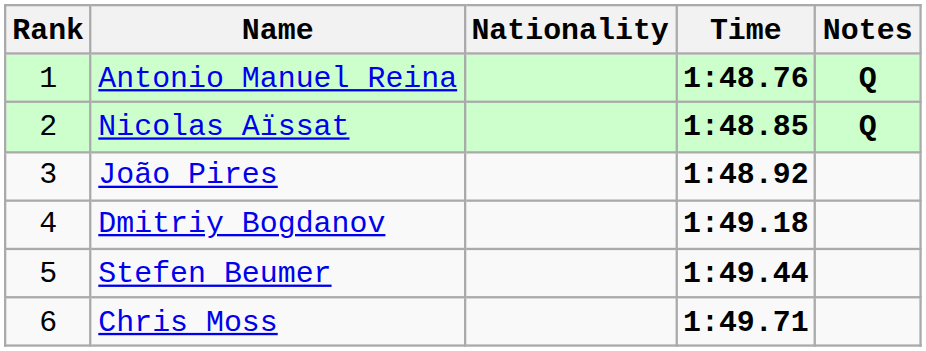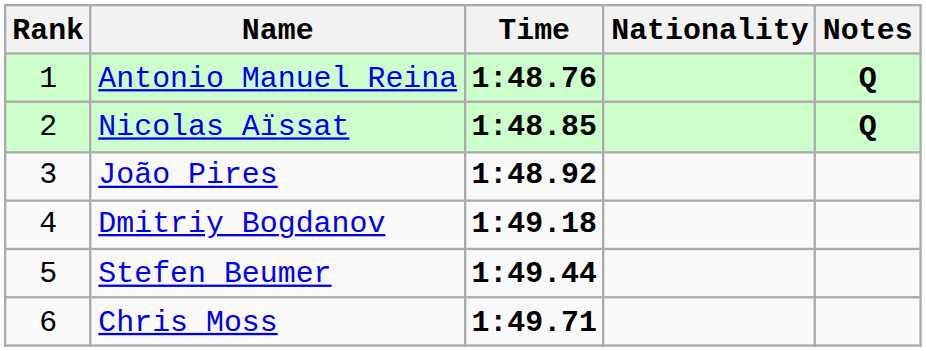columns swapped: (570, 30) <-> (746, 30)
